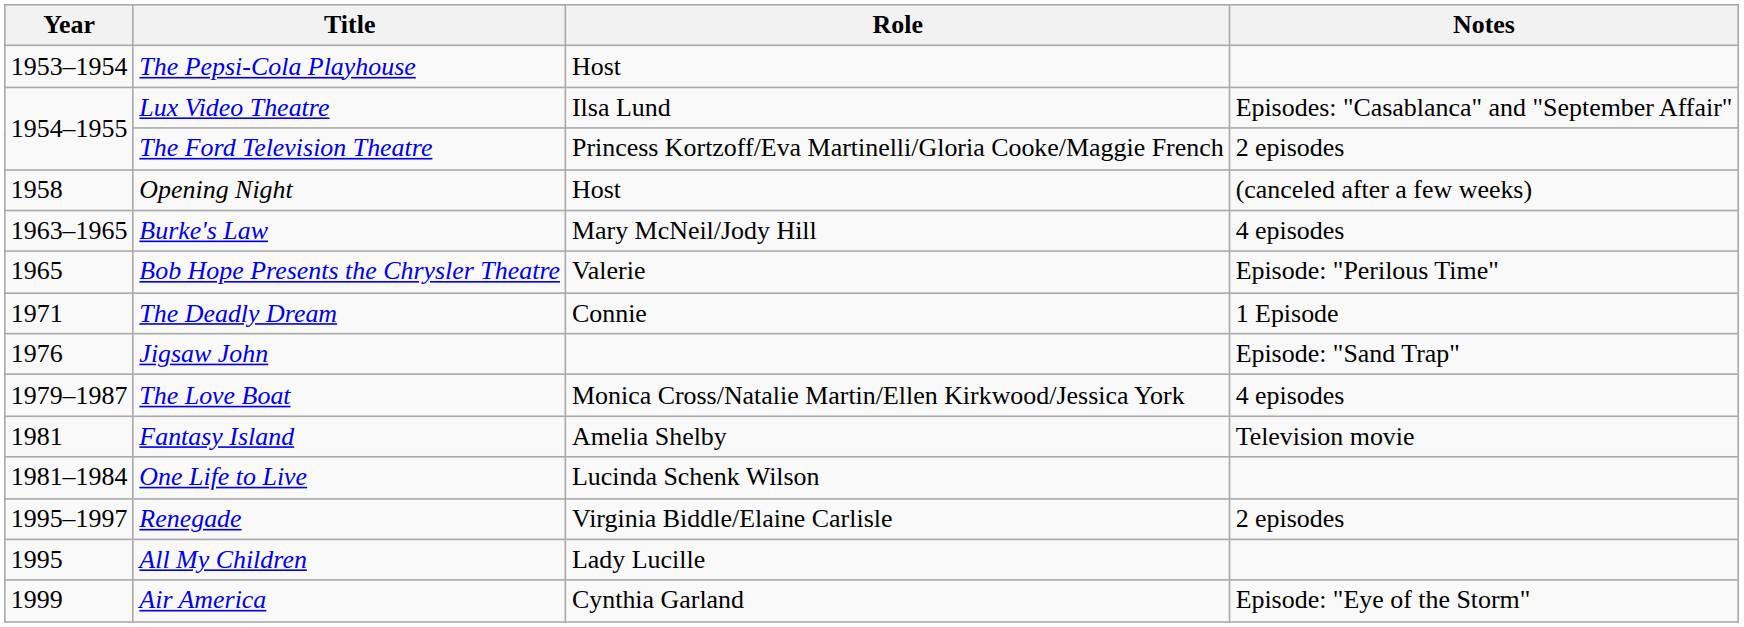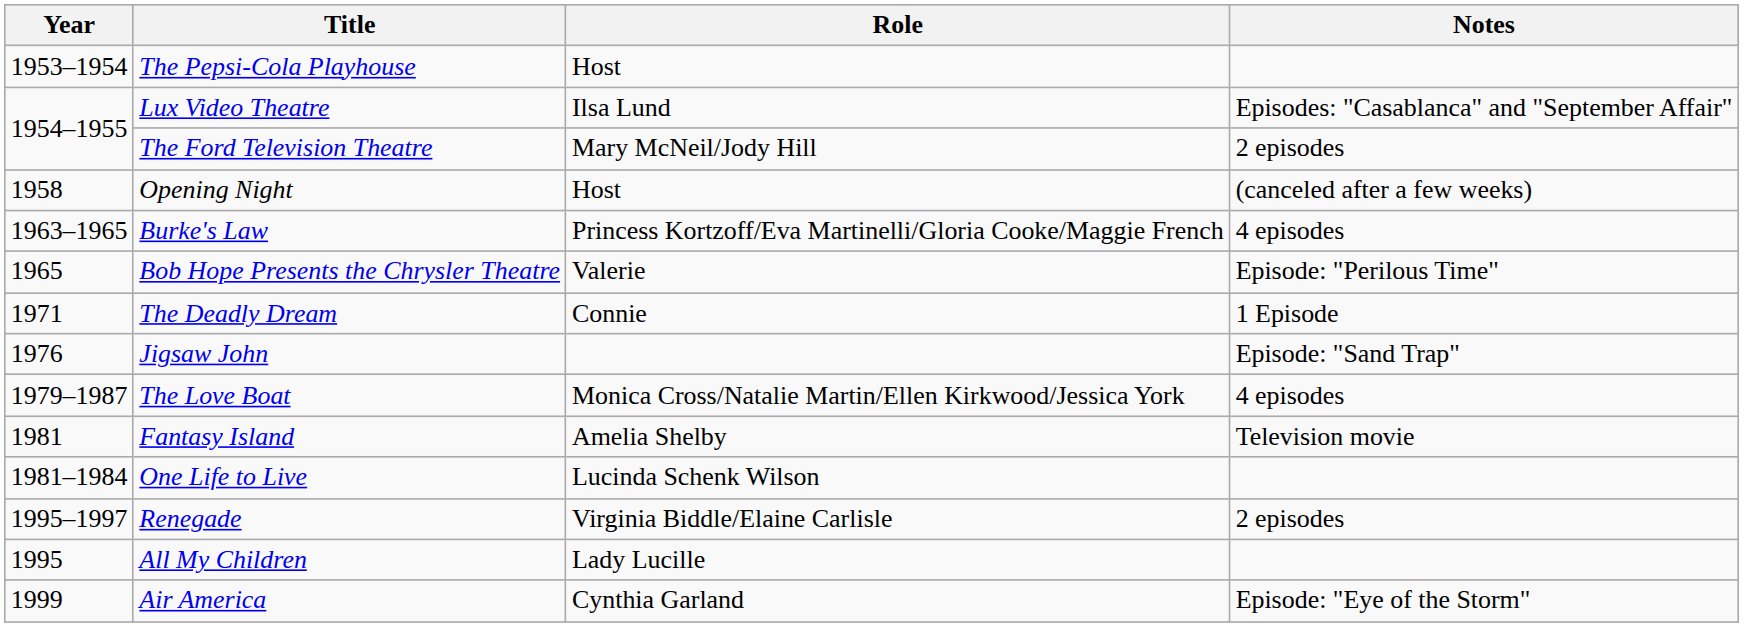(898, 148) Princess Kortzoff/Eva Martinelli/Gloria Cooke/Maggie French -> (694, 148) Mary McNeil/Jody Hill
(694, 230) Mary McNeil/Jody Hill -> (898, 230) Princess Kortzoff/Eva Martinelli/Gloria Cooke/Maggie French
